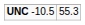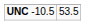(69, 12) 55.3 -> (69, 12) 53.5
